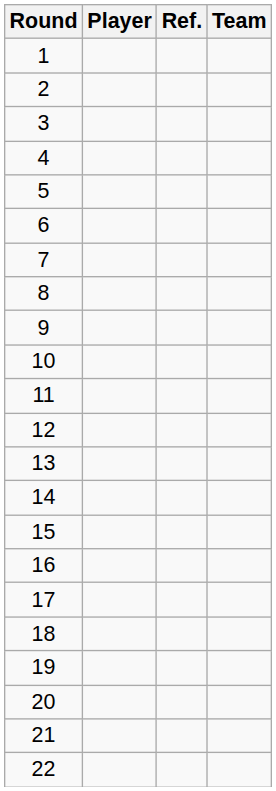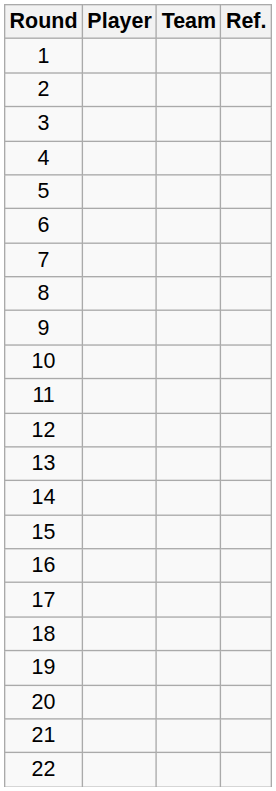columns swapped: (239, 21) <-> (182, 21)
